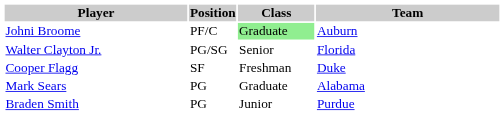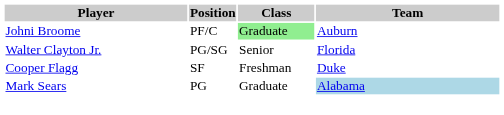(341, 86) no background -> (341, 86) lightblue background
- row: (42, 104)
